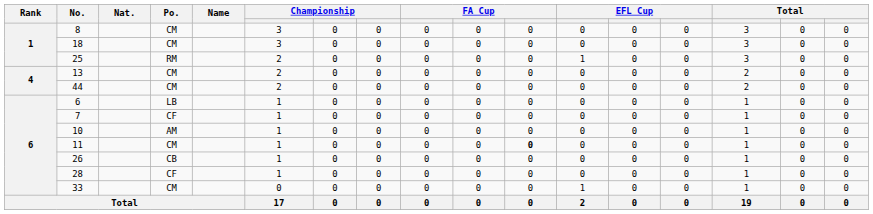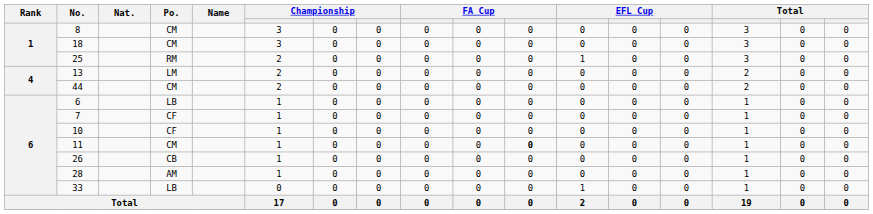(172, 74) CM -> (172, 74) LM
(172, 131) AM -> (172, 131) CF
(172, 174) CF -> (172, 174) AM
(172, 188) CM -> (172, 188) LB
